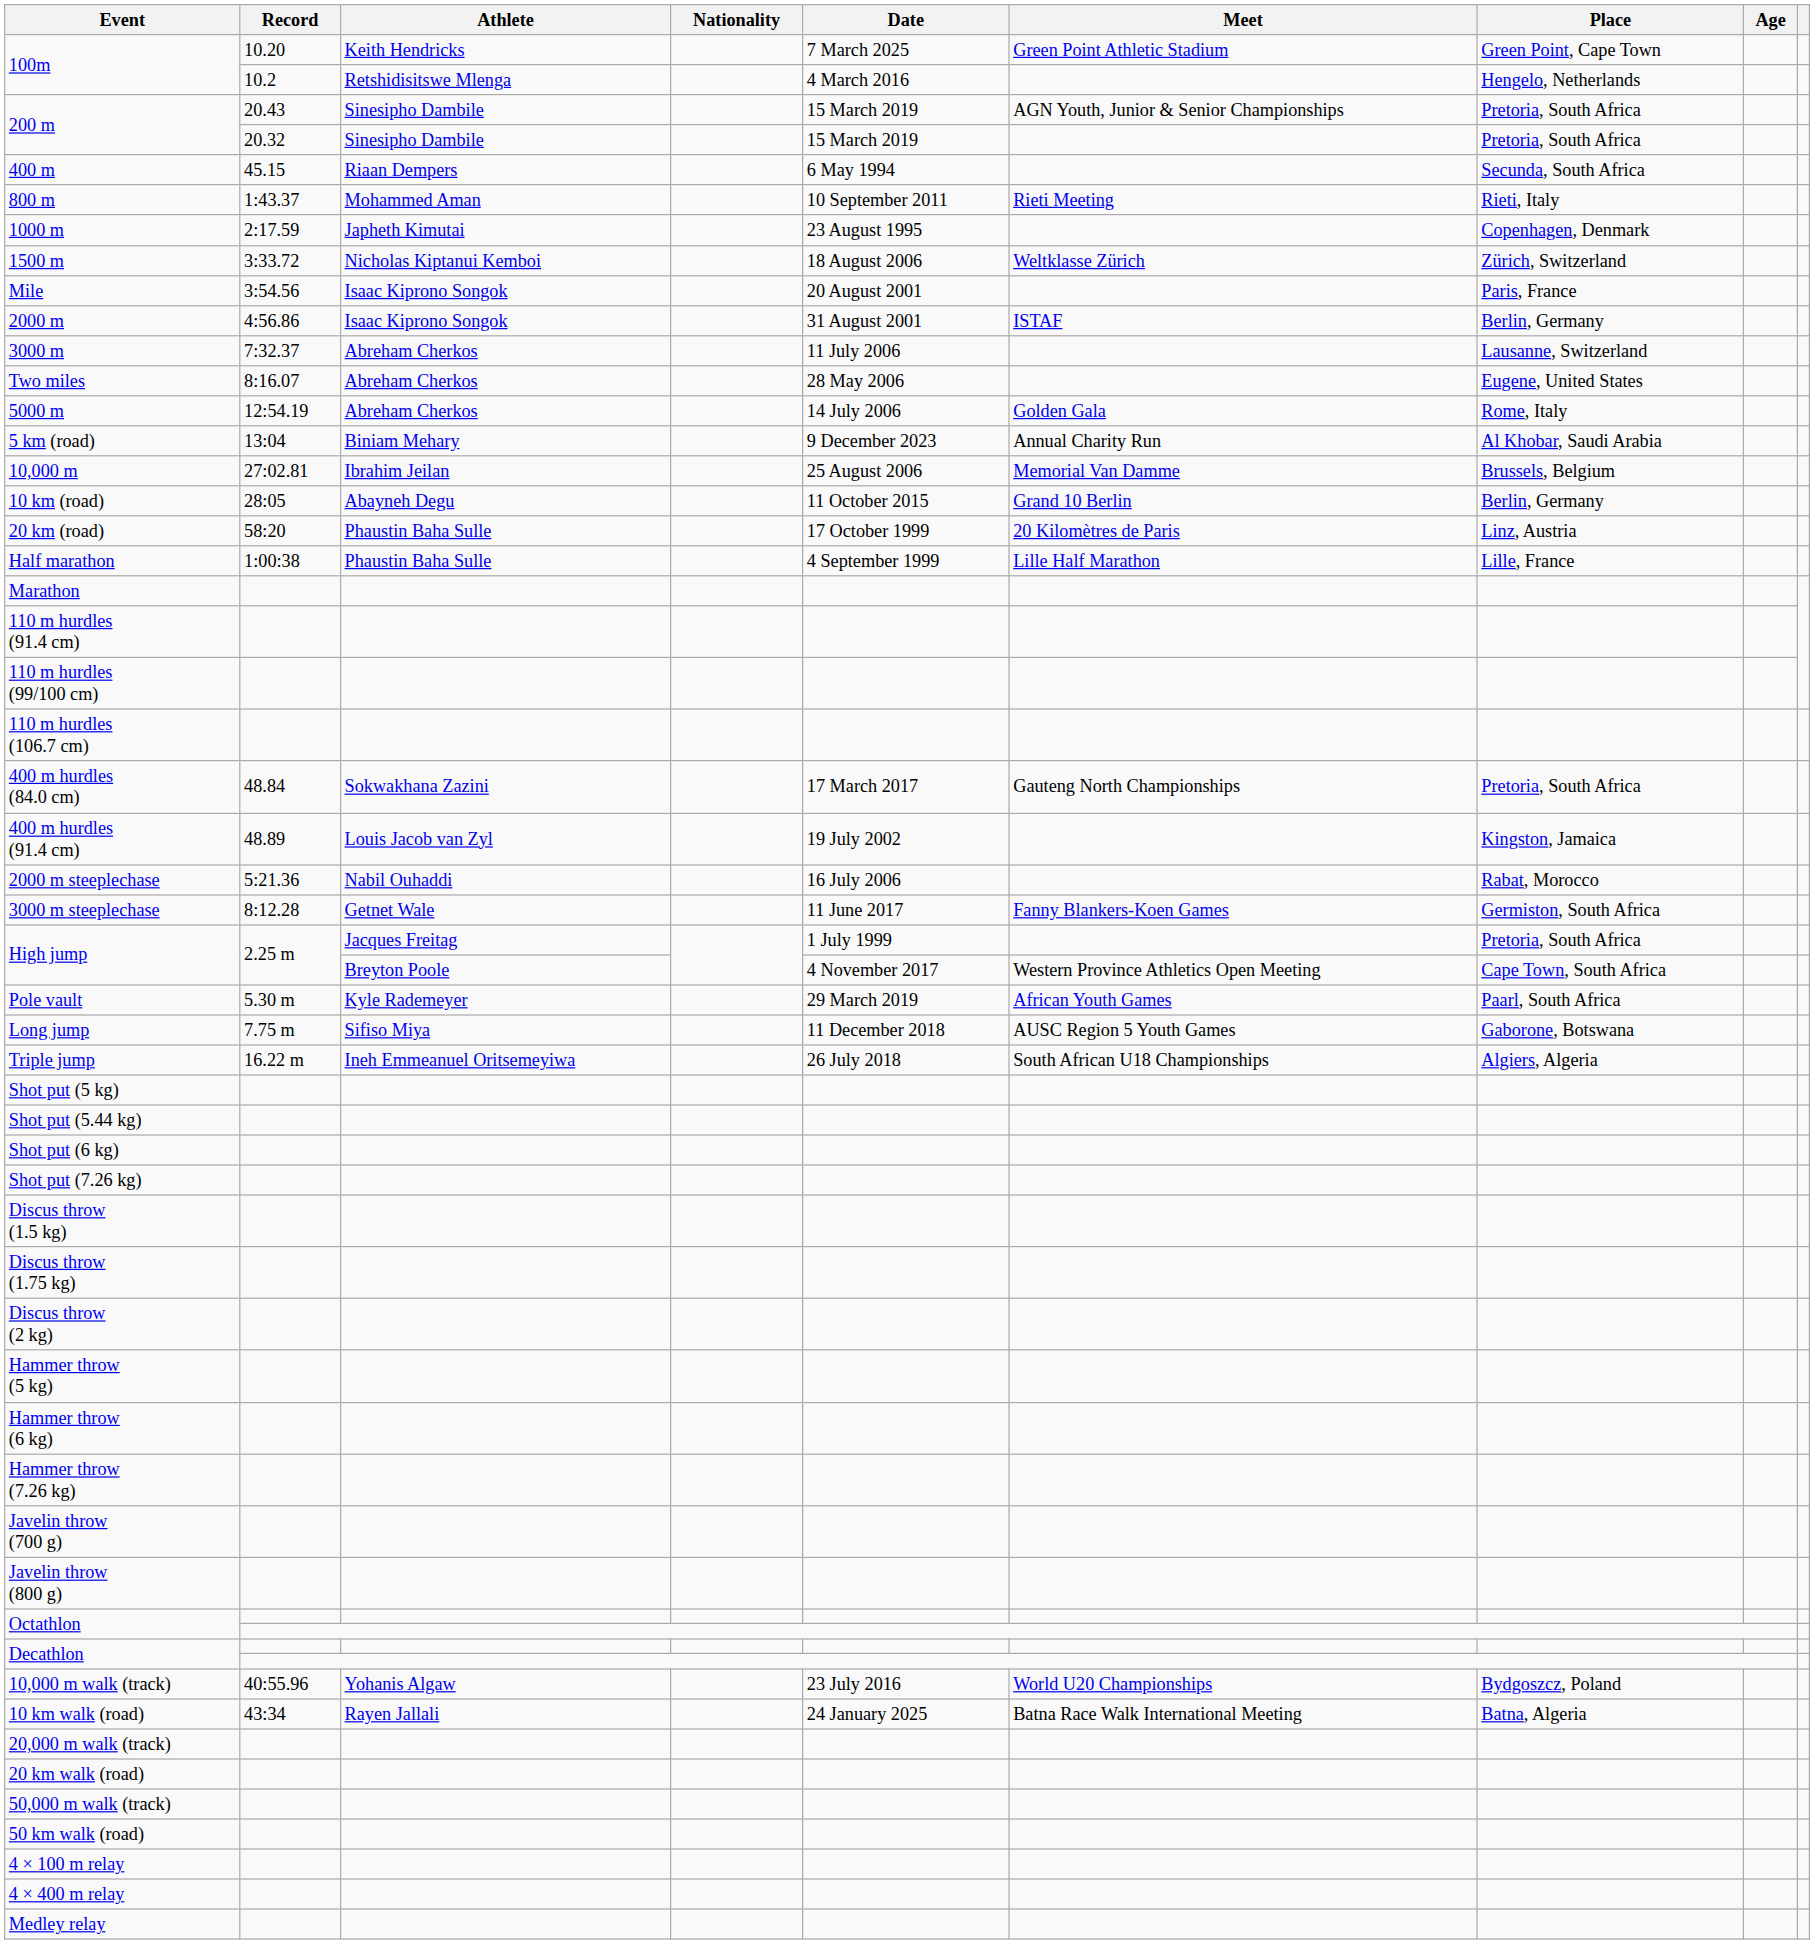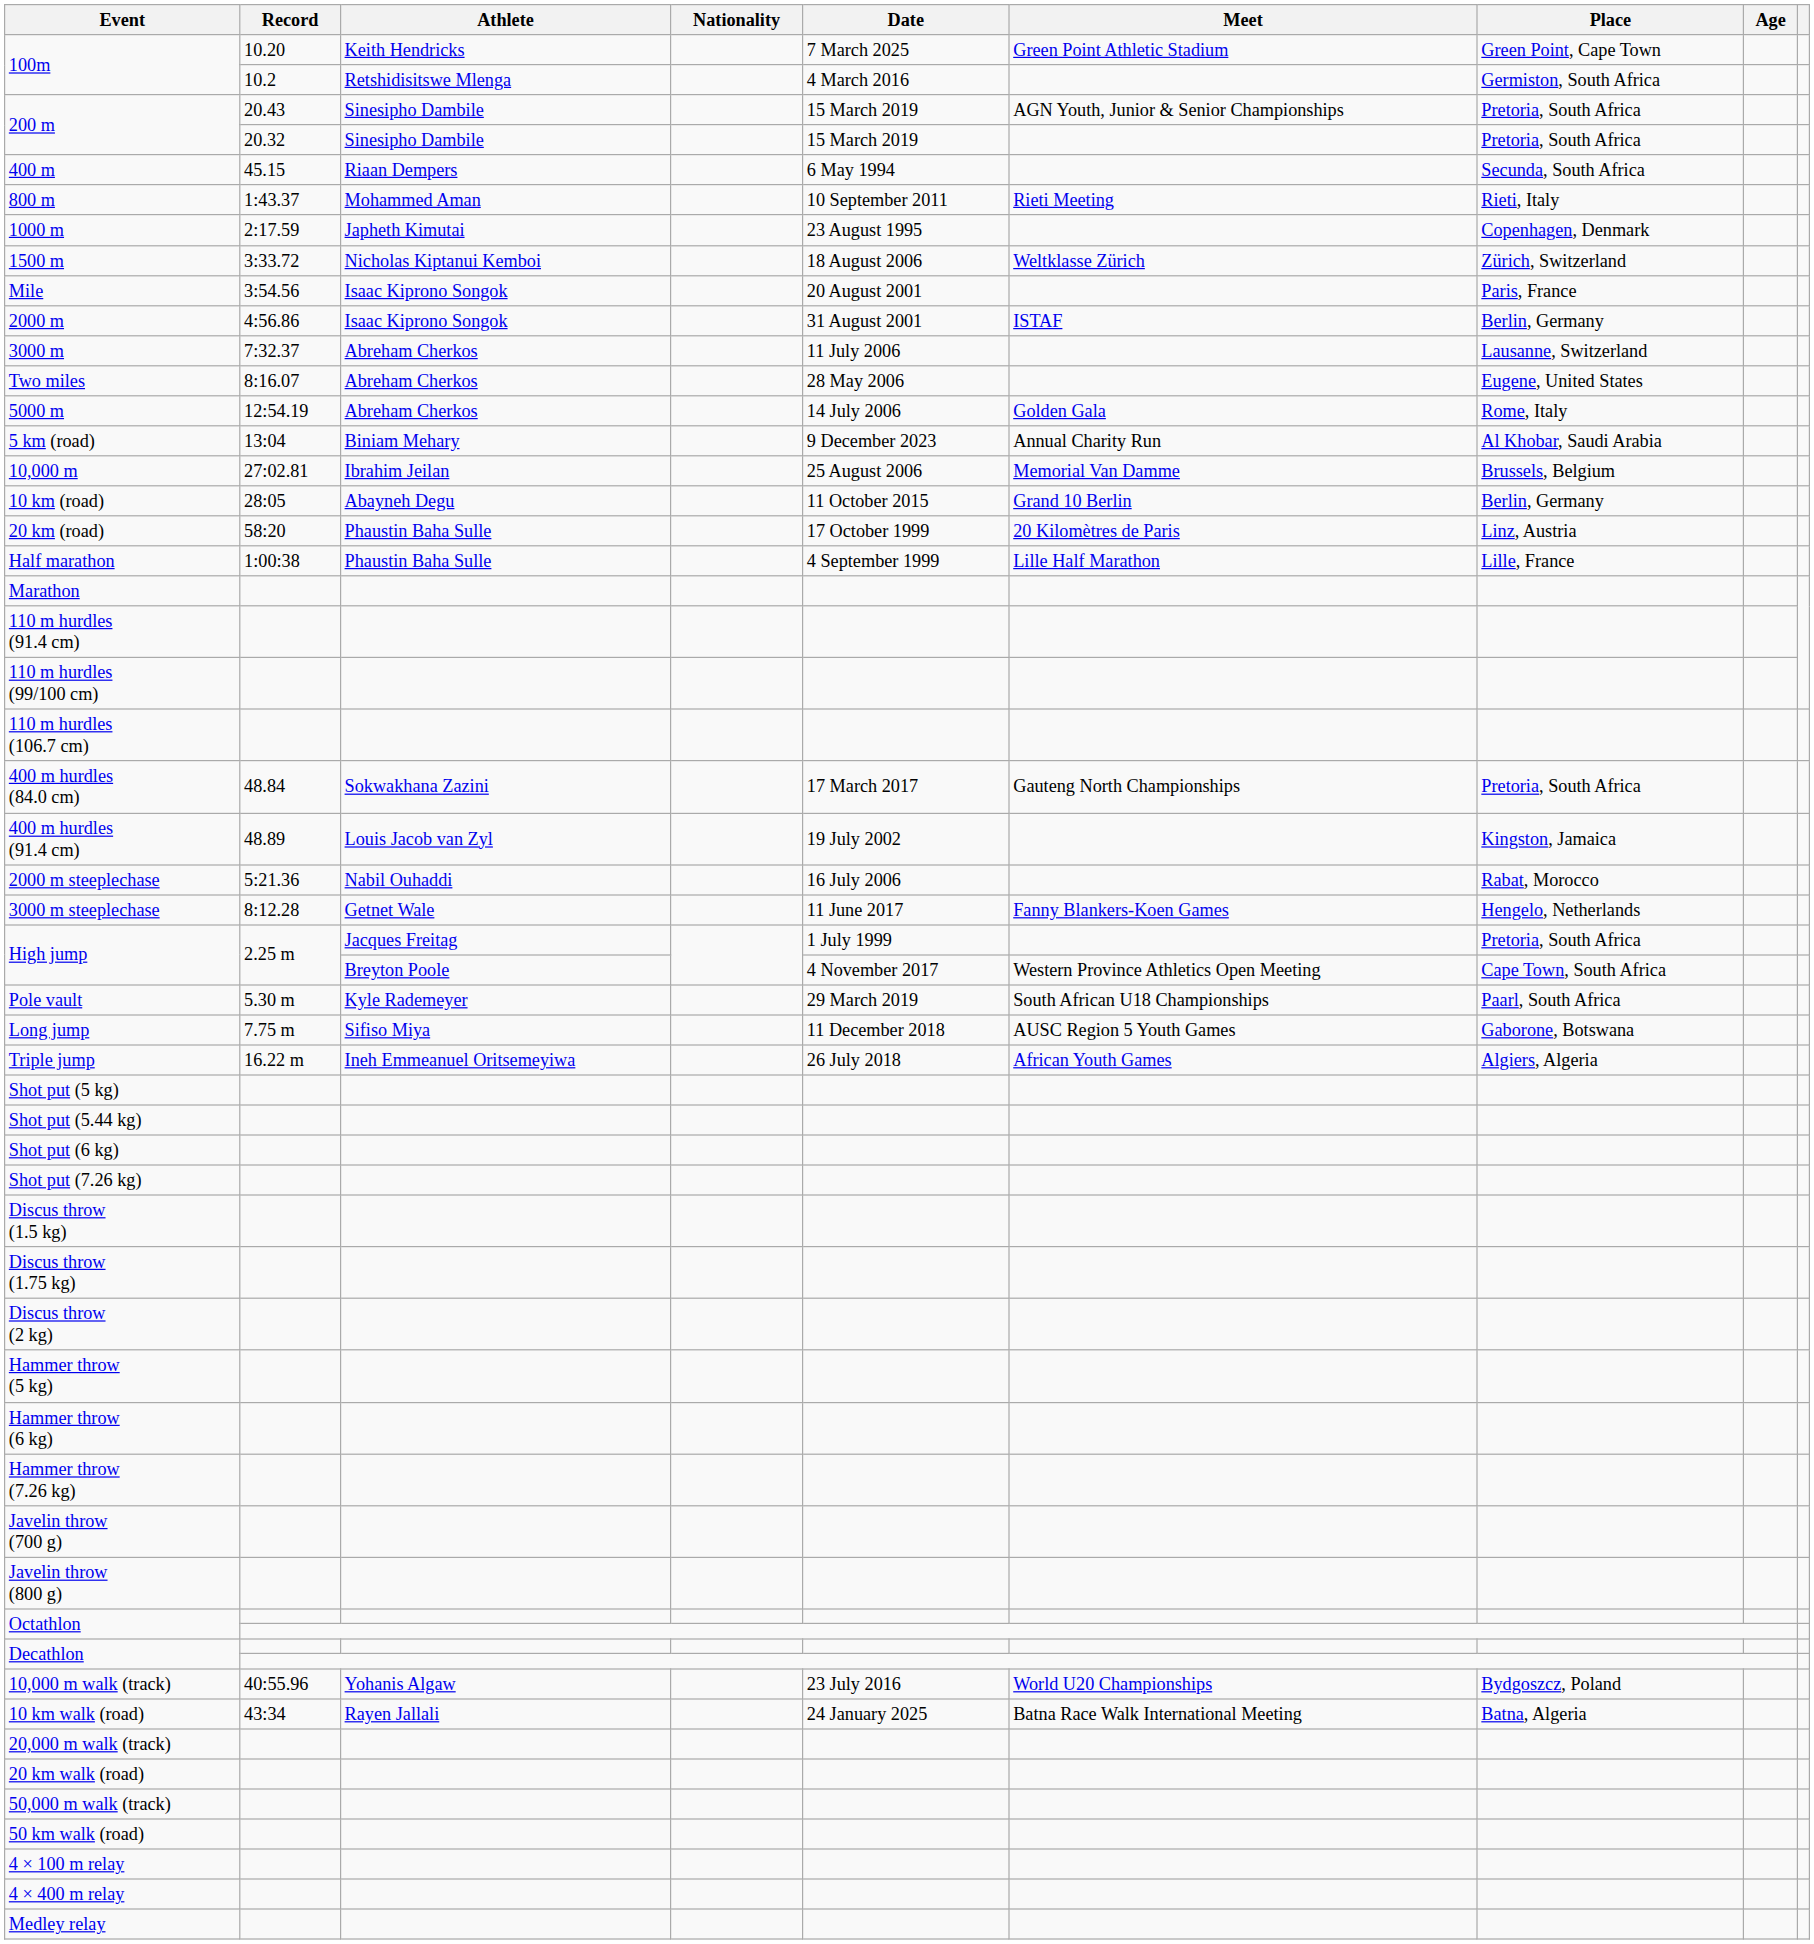(1561, 79) Hengelo, Netherlands -> (1571, 79) Germiston, South Africa
(1571, 909) Germiston, South Africa -> (1561, 909) Hengelo, Netherlands
(1092, 999) African Youth Games -> (1141, 999) South African U18 Championships
(1141, 1060) South African U18 Championships -> (1092, 1060) African Youth Games
